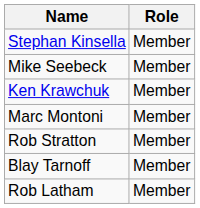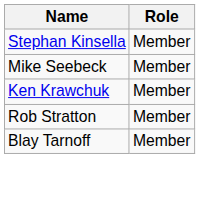- row: (56, 116)
- row: (51, 191)
